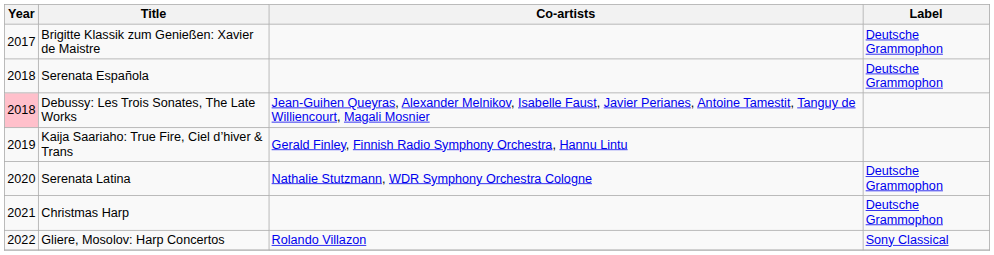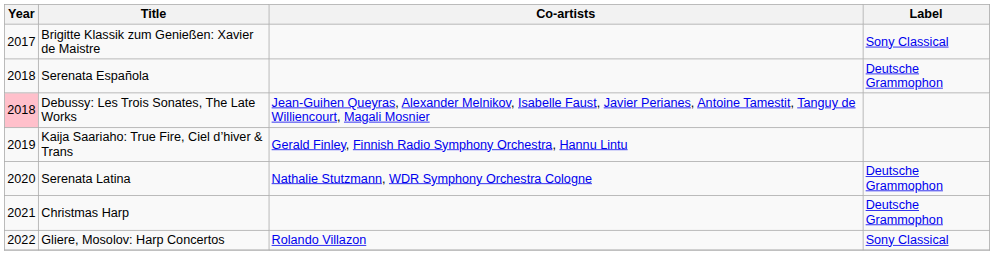(904, 41) Deutsche Grammophon -> (907, 41) Sony Classical
